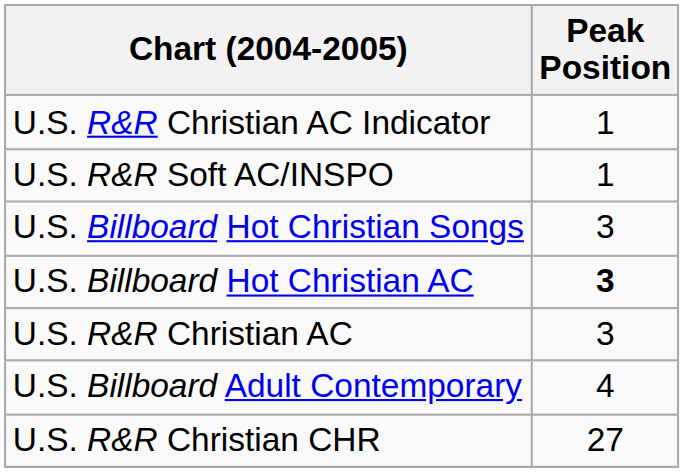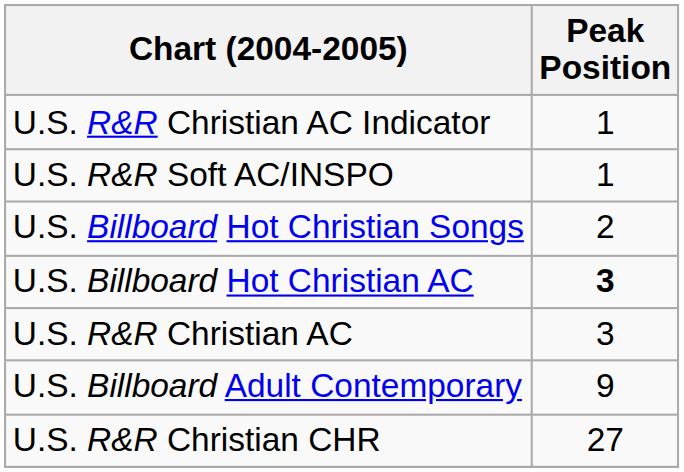(605, 227) 3 -> (605, 227) 2
(605, 386) 4 -> (605, 386) 9
